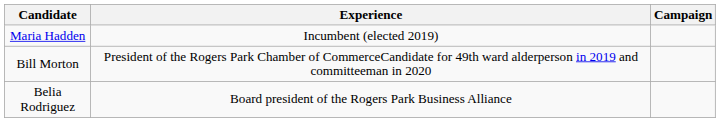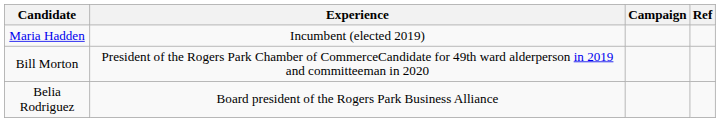+ column: (702, 14)
